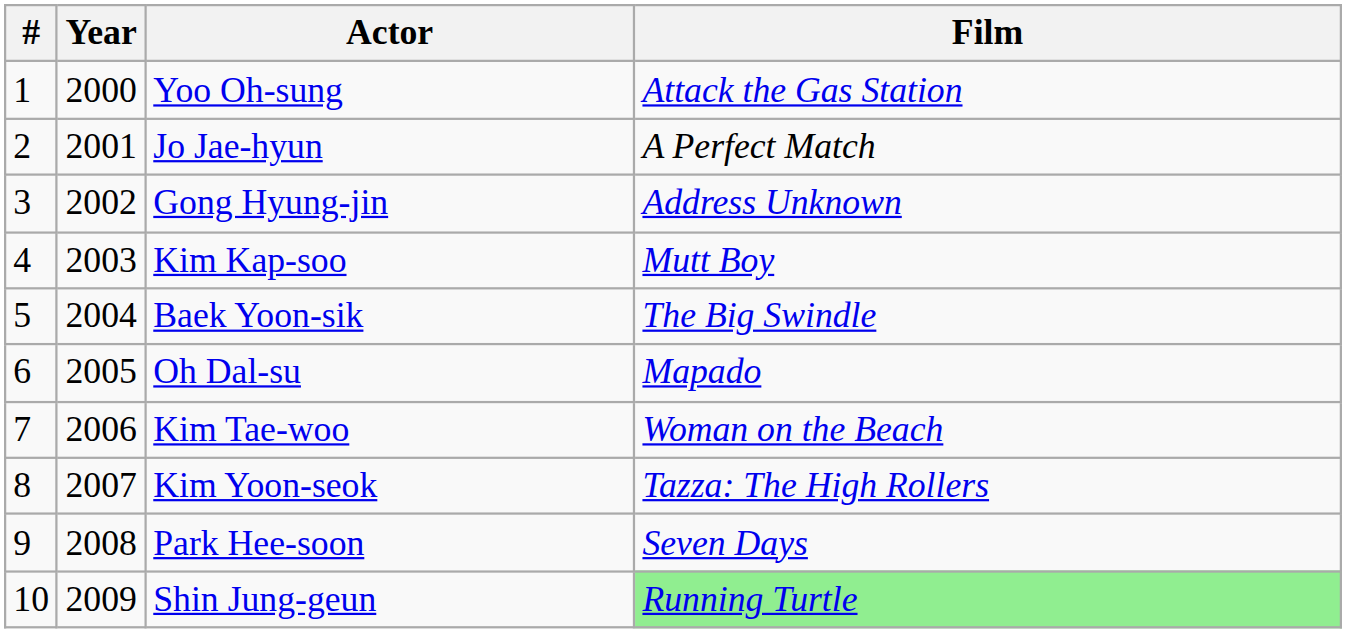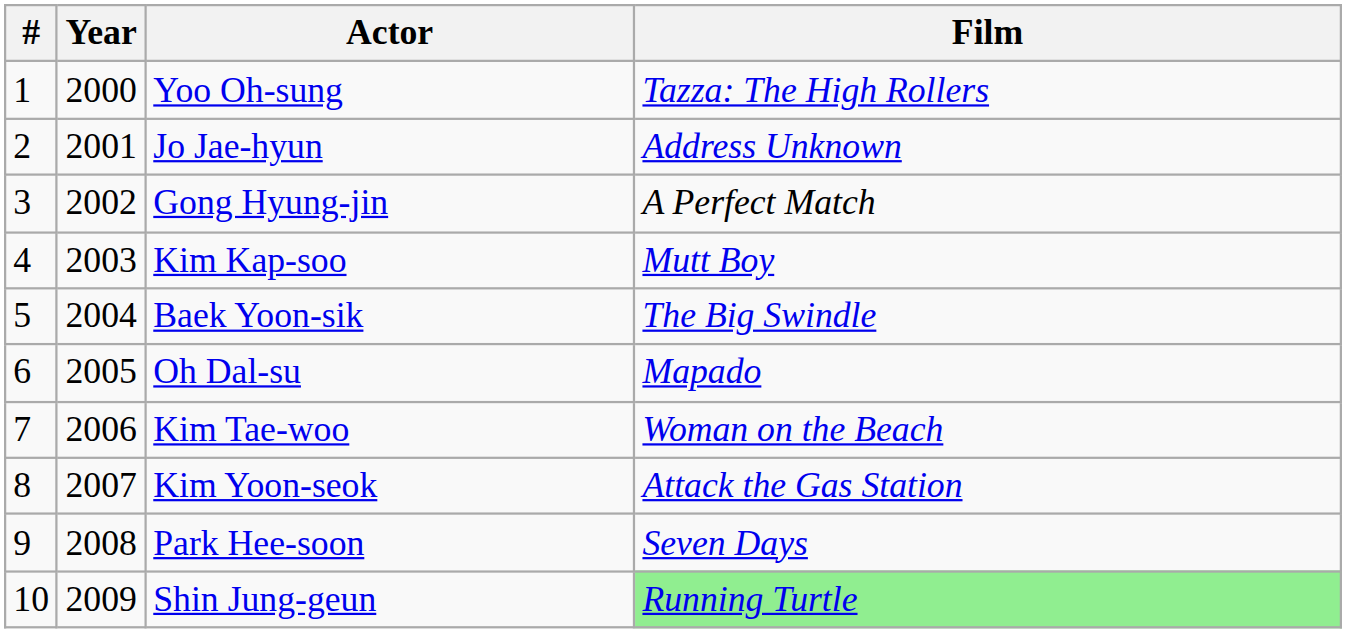(802, 89) Attack the Gas Station -> (816, 89) Tazza: The High Rollers
(759, 145) A Perfect Match -> (772, 145) Address Unknown
(772, 202) Address Unknown -> (759, 202) A Perfect Match
(816, 485) Tazza: The High Rollers -> (802, 485) Attack the Gas Station
